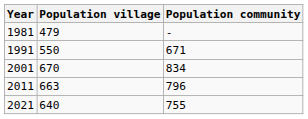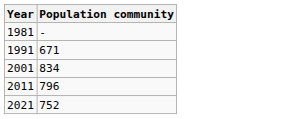- column: (100, 14)
(176, 105) 755 -> (49, 105) 752
